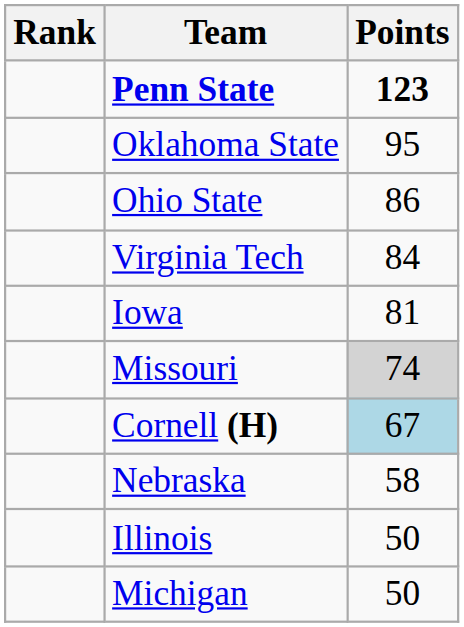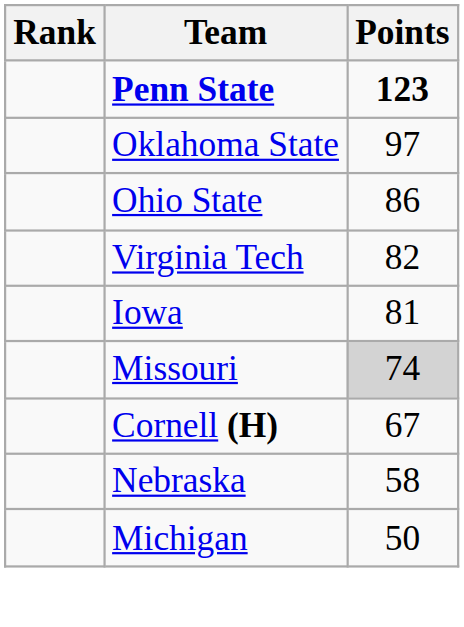(402, 144) 95 -> (402, 144) 97
(402, 256) 84 -> (402, 256) 82
(402, 425) lightblue background -> (402, 425) no background
- row: (162, 537)
